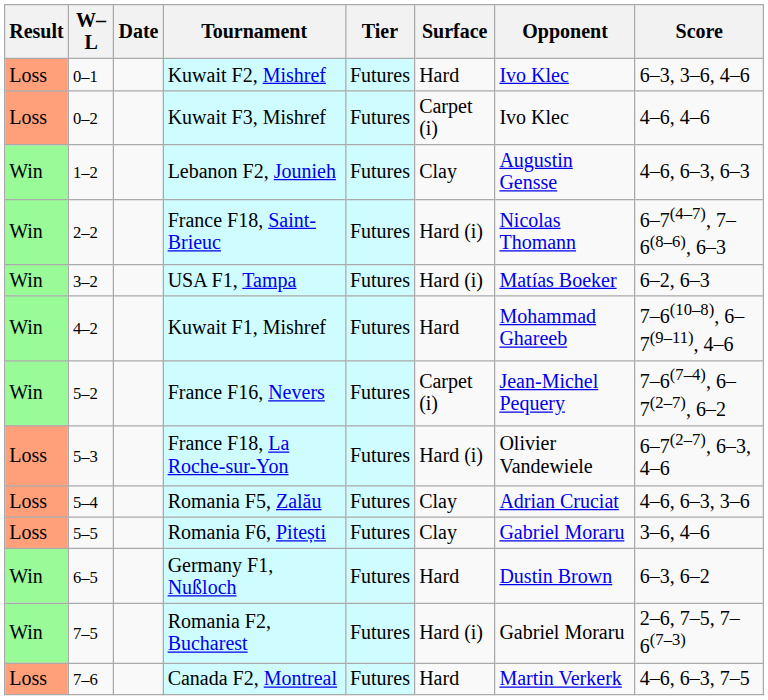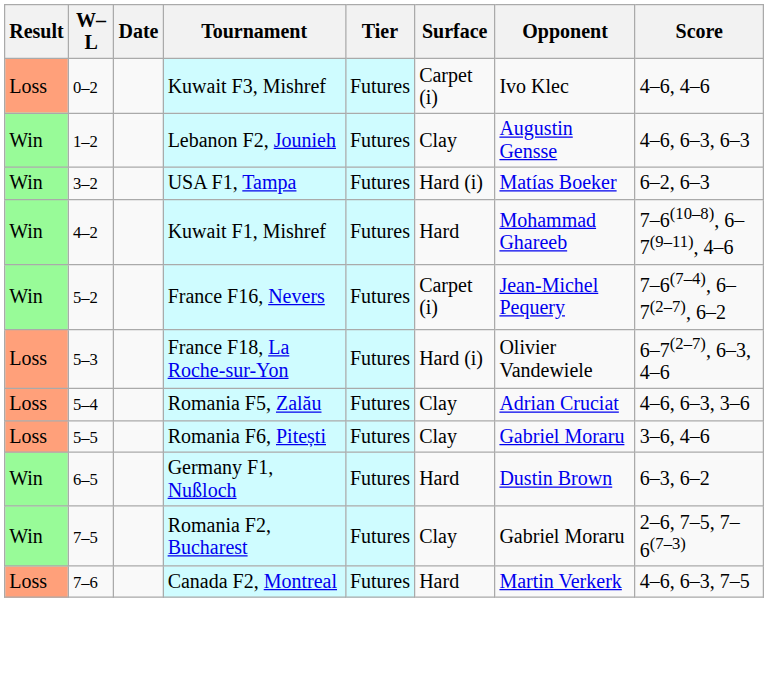- row: (247, 74)
- row: (242, 231)
(451, 632) Hard (i) -> (438, 536) Clay
